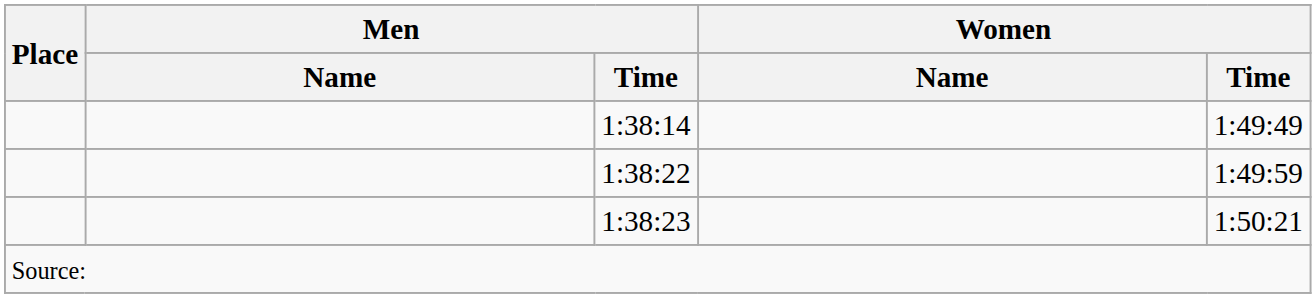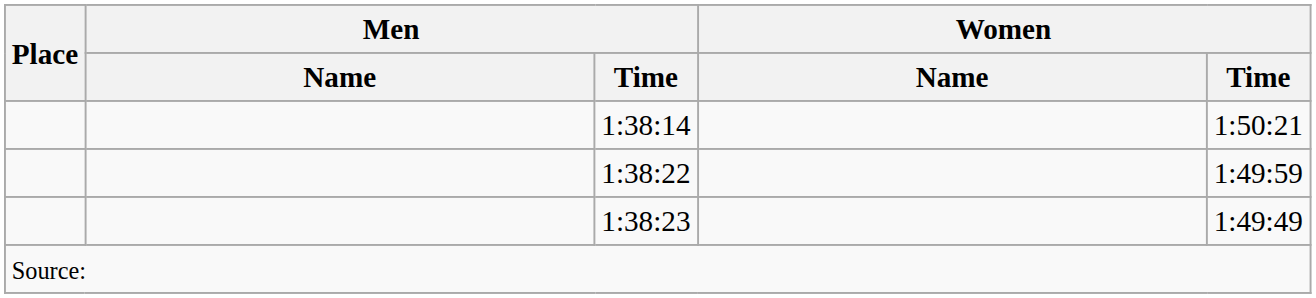(1258, 124) 1:49:49 -> (1258, 124) 1:50:21
(1258, 221) 1:50:21 -> (1258, 221) 1:49:49
